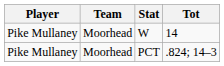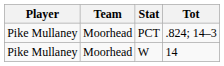rows swapped: (144, 33) <-> (149, 52)
